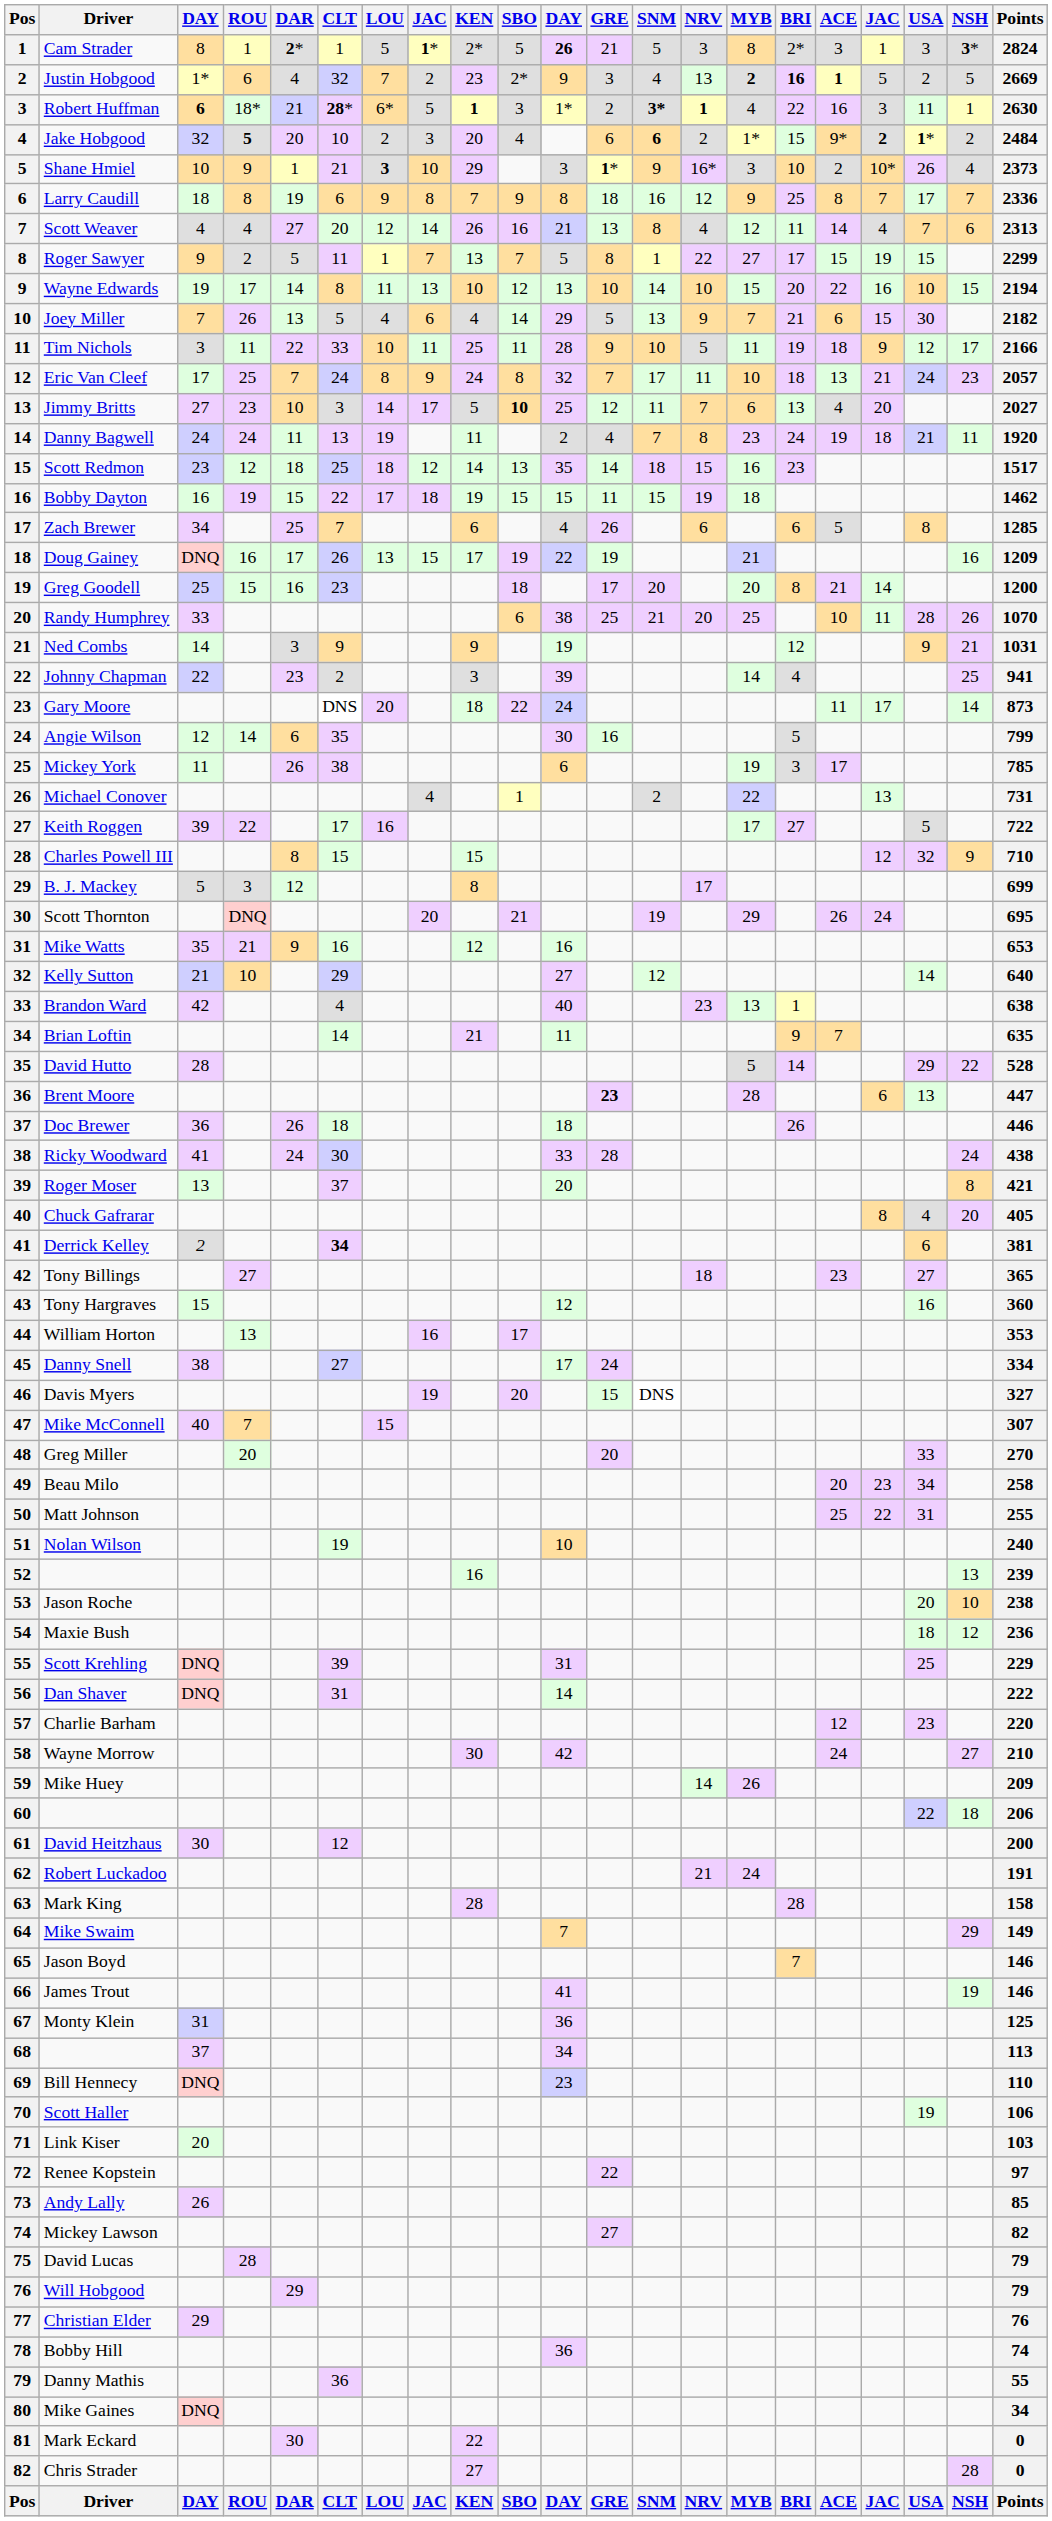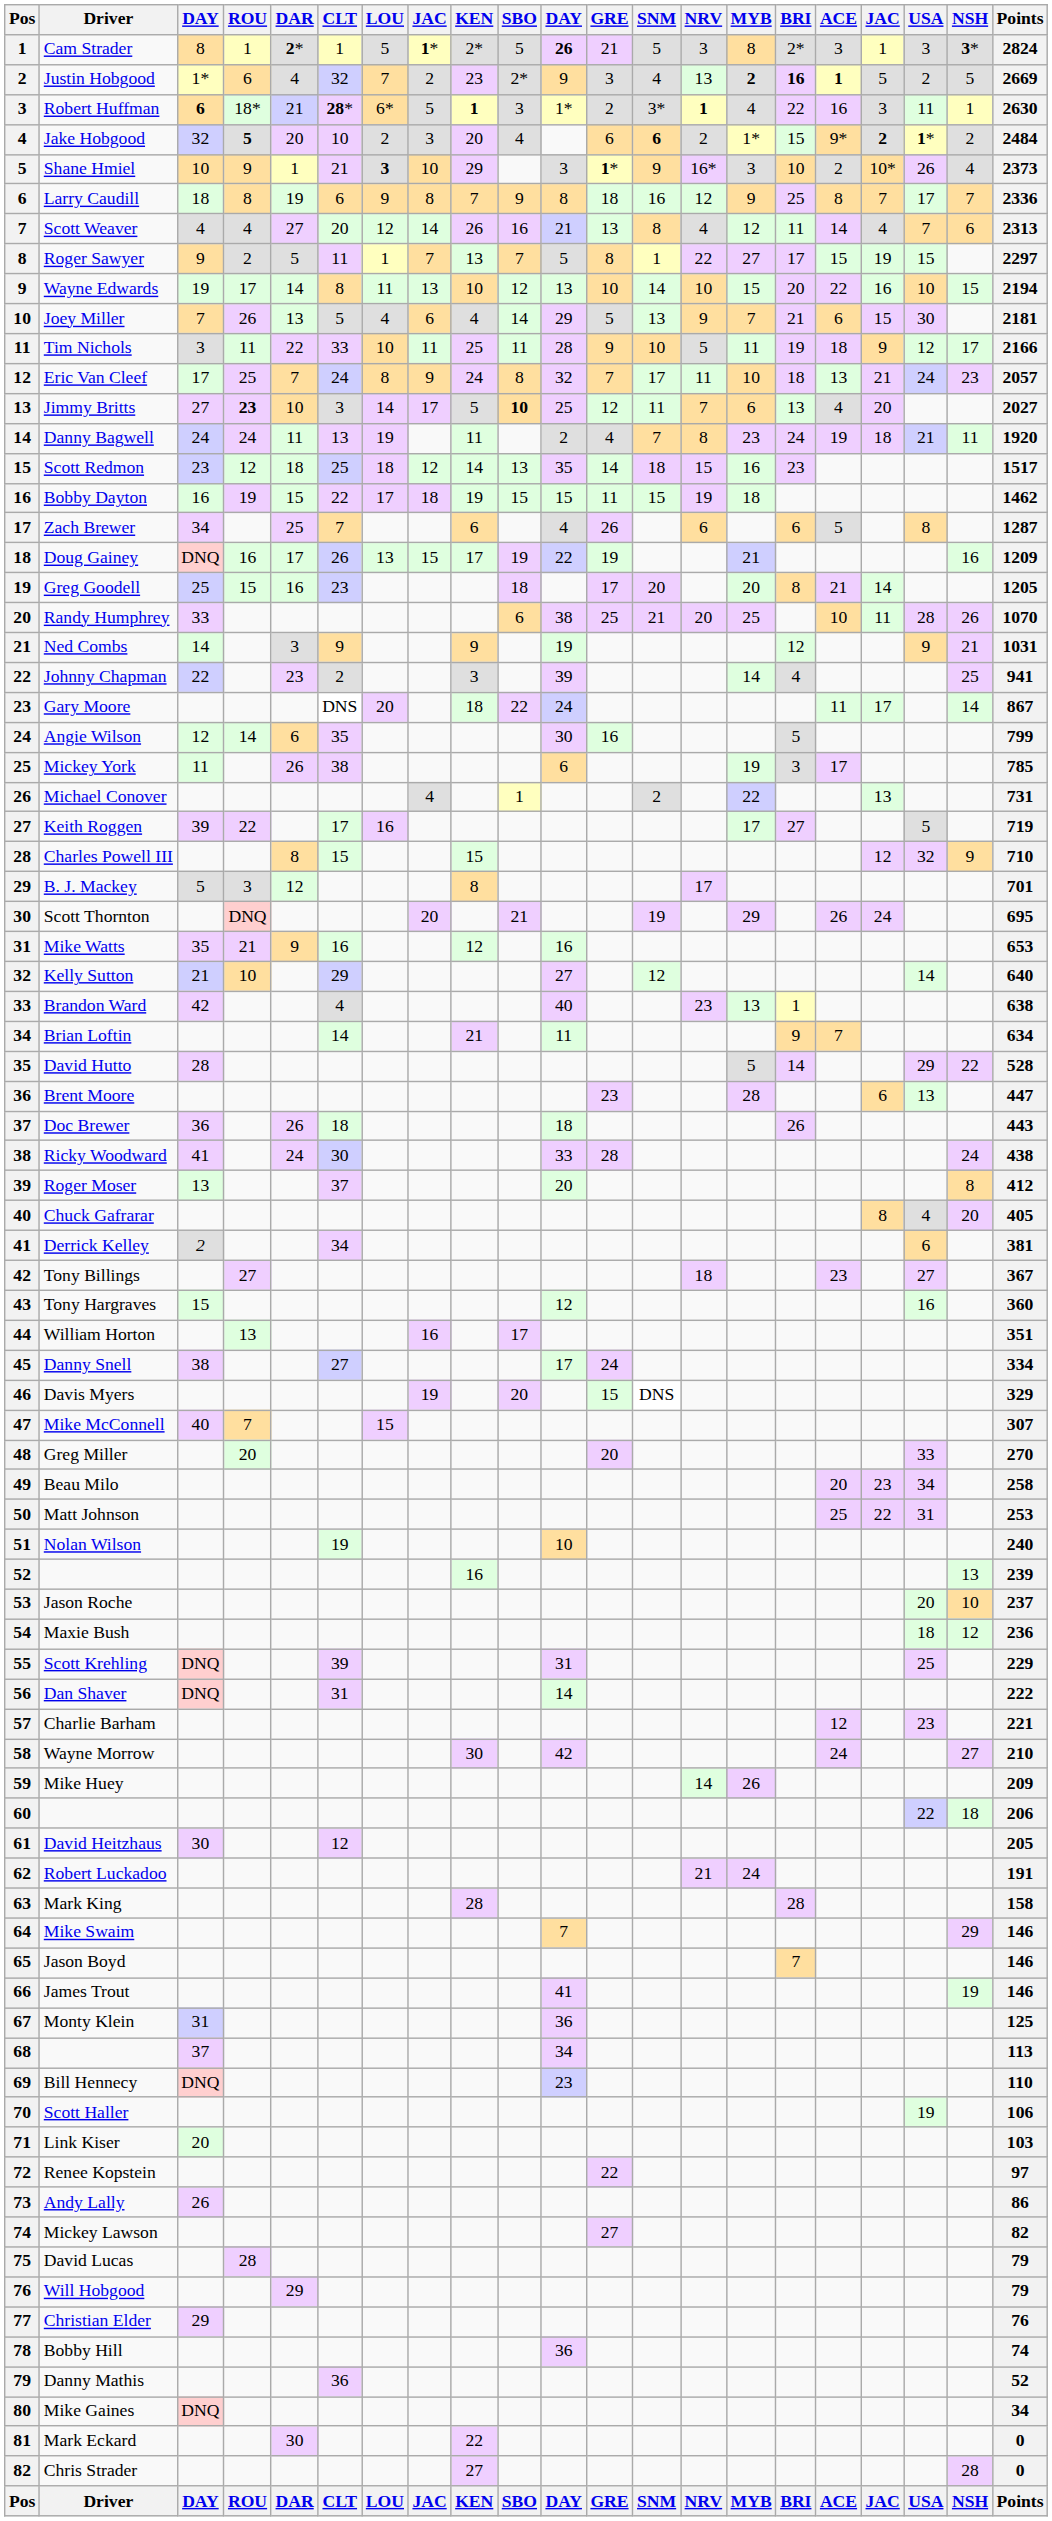(657, 109) bold -> (657, 109) normal
(1020, 258) 2299 -> (1020, 258) 2297
(1020, 318) 2182 -> (1020, 318) 2181
(248, 408) normal -> (248, 408) bold
(1020, 527) 1285 -> (1020, 527) 1287
(1020, 587) 1200 -> (1020, 587) 1205
(1020, 707) 873 -> (1020, 707) 867
(1020, 826) 722 -> (1020, 826) 719
(1020, 886) 699 -> (1020, 886) 701
(1020, 1036) 635 -> (1020, 1036) 634
(609, 1096) bold -> (609, 1096) normal
(1020, 1125) 446 -> (1020, 1125) 443
(1020, 1185) 421 -> (1020, 1185) 412
(340, 1245) bold -> (340, 1245) normal
(1020, 1275) 365 -> (1020, 1275) 367
(1020, 1335) 353 -> (1020, 1335) 351
(1020, 1394) 327 -> (1020, 1394) 329
(1020, 1514) 255 -> (1020, 1514) 253
(1020, 1604) 238 -> (1020, 1604) 237
(1020, 1723) 220 -> (1020, 1723) 221
(1020, 1843) 200 -> (1020, 1843) 205
(1020, 1933) 149 -> (1020, 1933) 146
(1020, 2202) 85 -> (1020, 2202) 86
(1020, 2381) 55 -> (1020, 2381) 52
